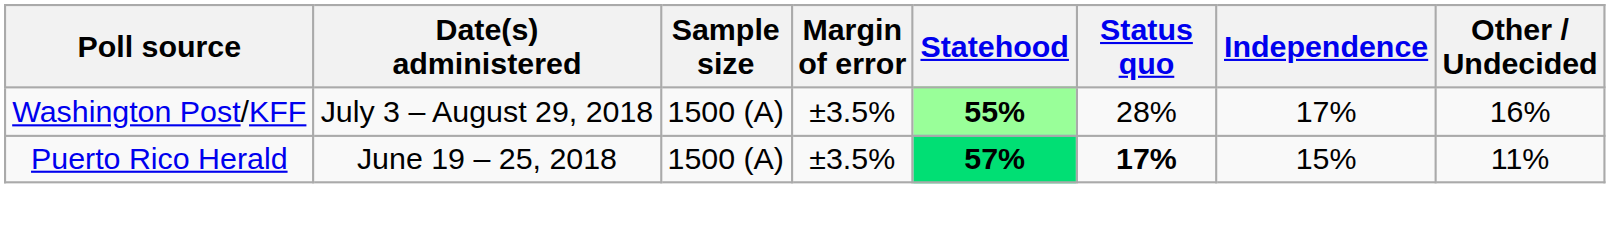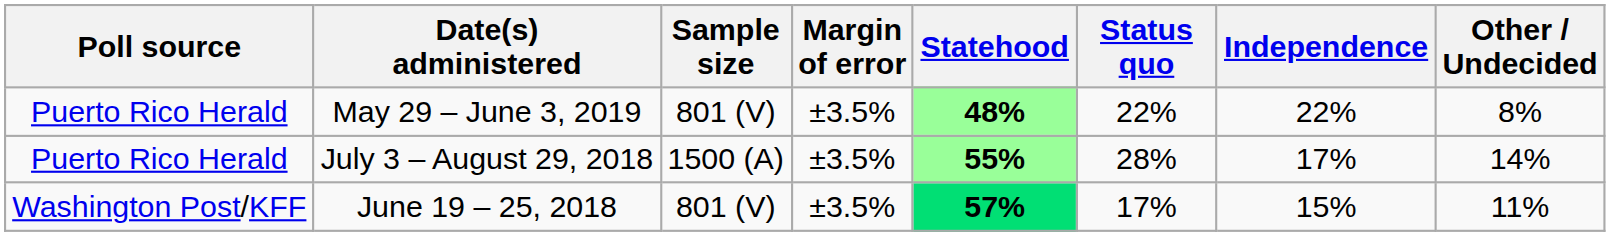+ row: (487, 111)
(159, 111) Washington Post/KFF -> (159, 159) Puerto Rico Herald
(1520, 111) 16% -> (1520, 159) 14%
(159, 159) Puerto Rico Herald -> (159, 207) Washington Post/KFF
(726, 159) 1500 (A) -> (726, 207) 801 (V)
(1146, 159) bold -> (1146, 207) normal
